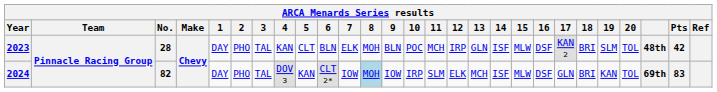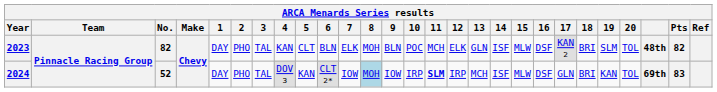(166, 48) 28 -> (166, 48) 82
(458, 48) IRP -> (458, 48) ELK
(679, 48) 42 -> (679, 48) 82
(166, 73) 82 -> (166, 73) 52
(436, 73) normal -> (436, 73) bold
(458, 73) ELK -> (458, 73) IRP
